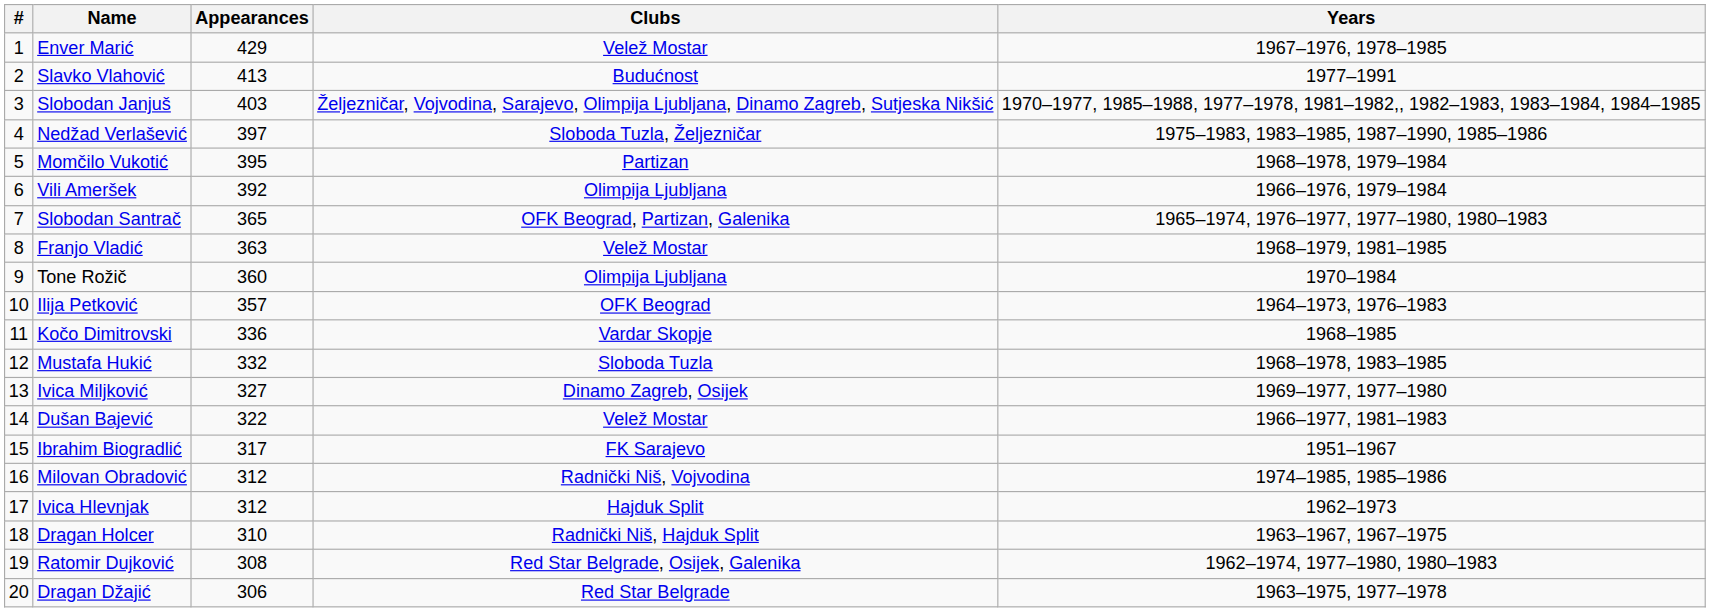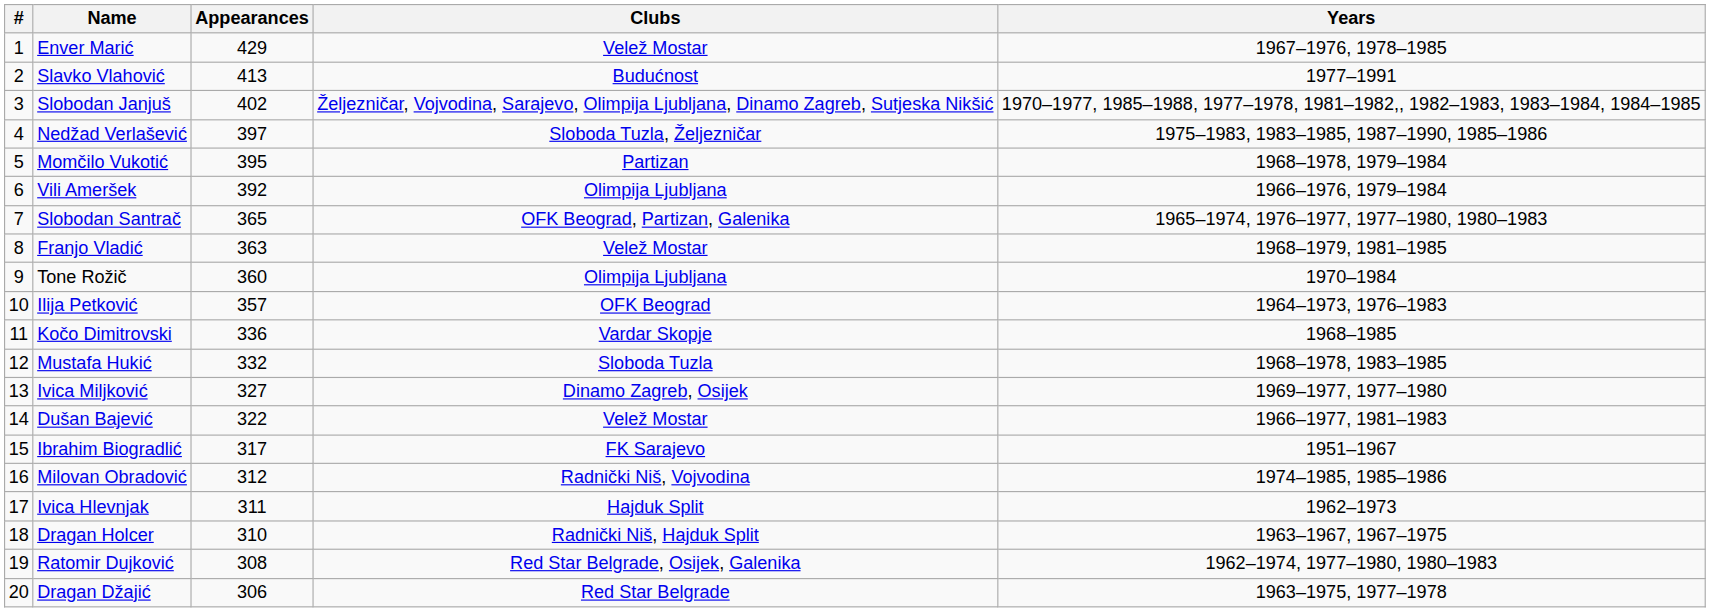(252, 104) 403 -> (252, 104) 402
(252, 506) 312 -> (252, 506) 311
